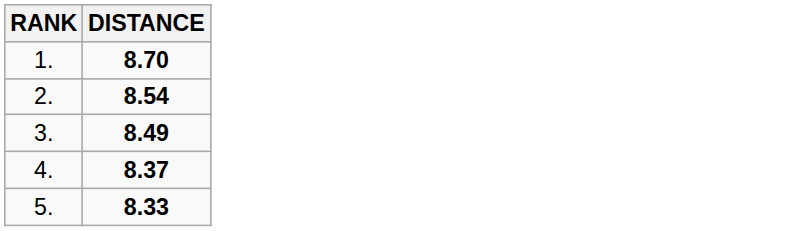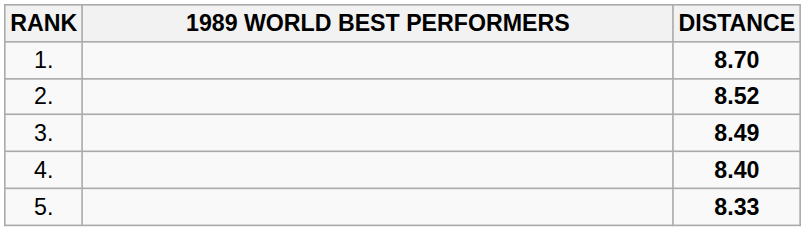+ column: (378, 24)
(146, 97) 8.54 -> (737, 97) 8.52
(146, 170) 8.37 -> (737, 170) 8.40
